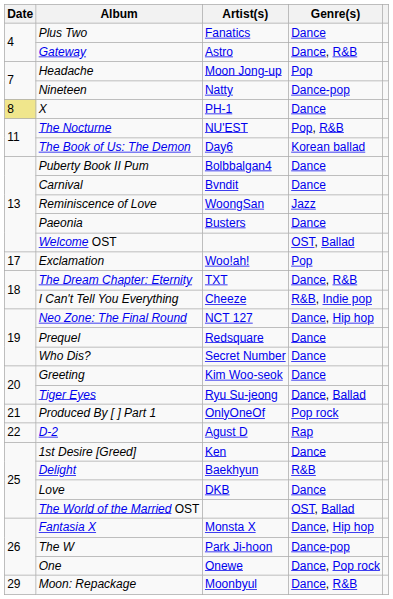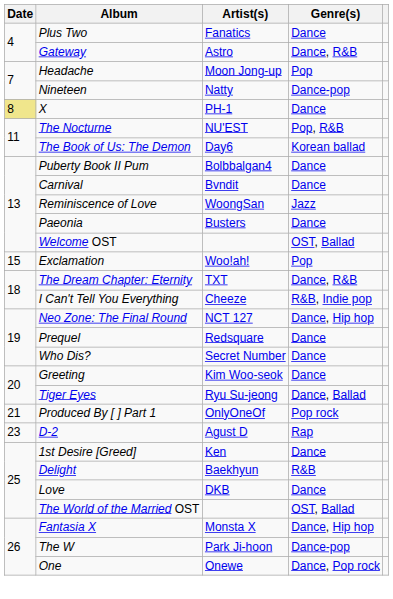(14, 261) 17 -> (14, 261) 15
(14, 432) 22 -> (14, 432) 23
- row: (87, 584)
